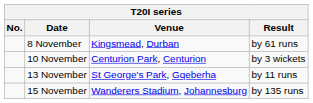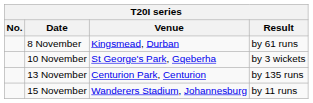(149, 59) Centurion Park, Centurion -> (154, 59) St George's Park, Gqeberha
(154, 75) St George's Park, Gqeberha -> (149, 75) Centurion Park, Centurion
(274, 75) by 11 runs -> (277, 75) by 135 runs
(277, 91) by 135 runs -> (274, 91) by 11 runs
